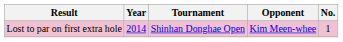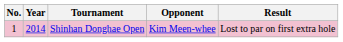columns swapped: (328, 12) <-> (64, 12)
